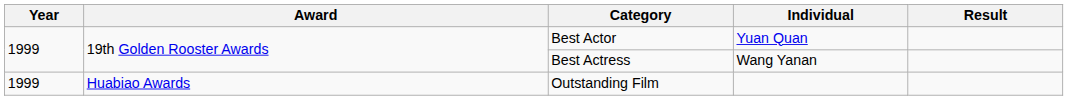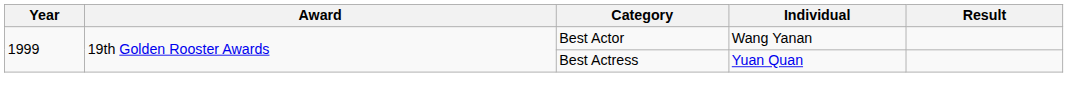(772, 38) Yuan Quan -> (772, 38) Wang Yanan
(777, 60) Wang Yanan -> (767, 60) Yuan Quan
- row: (605, 83)
